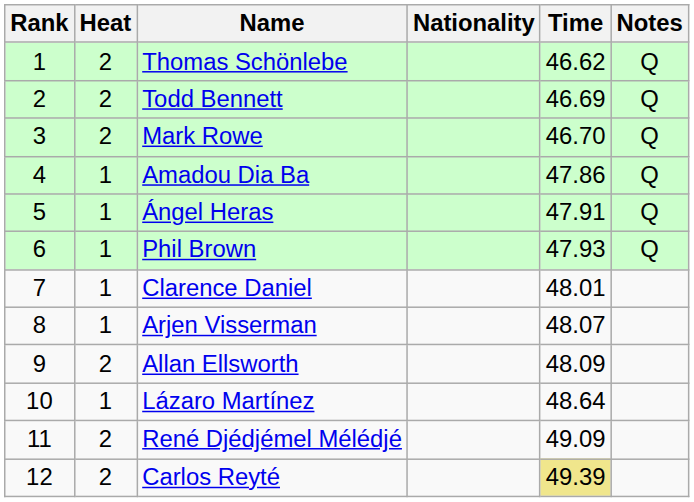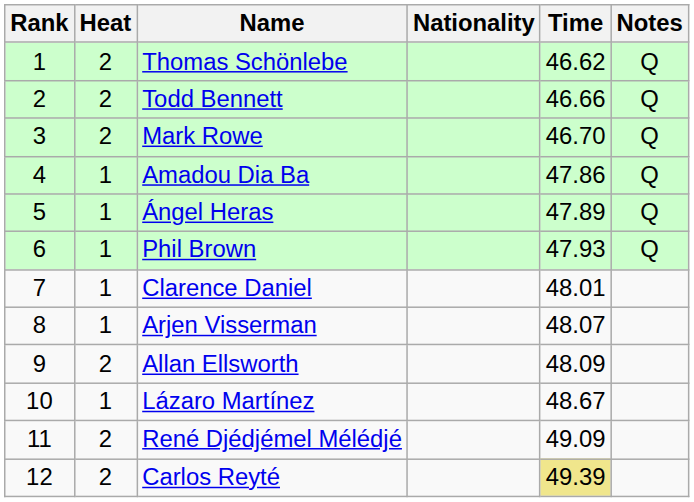(576, 99) 46.69 -> (576, 99) 46.66
(576, 212) 47.91 -> (576, 212) 47.89
(576, 401) 48.64 -> (576, 401) 48.67
